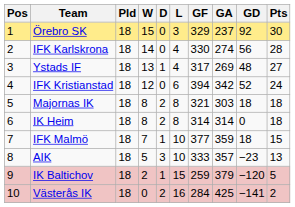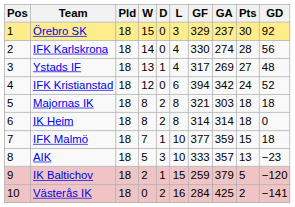columns swapped: (252, 13) <-> (279, 13)
